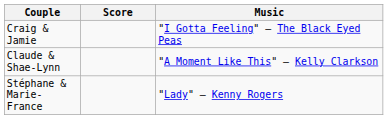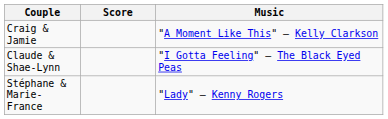(259, 34) "I Gotta Feeling" – The Black Eyed Peas -> (268, 34) "A Moment Like This" – Kelly Clarkson
(268, 62) "A Moment Like This" – Kelly Clarkson -> (259, 62) "I Gotta Feeling" – The Black Eyed Peas
